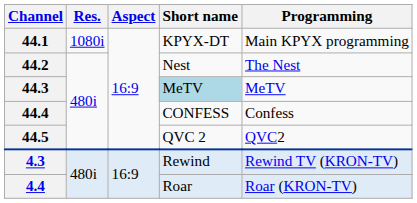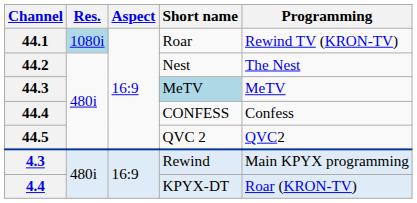(87, 40) no background -> (87, 40) lightblue background
(196, 40) KPYX-DT -> (177, 40) Roar
(327, 40) Main KPYX programming -> (322, 40) Rewind TV (KRON-TV)
(322, 162) Rewind TV (KRON-TV) -> (327, 162) Main KPYX programming
(177, 186) Roar -> (196, 186) KPYX-DT
